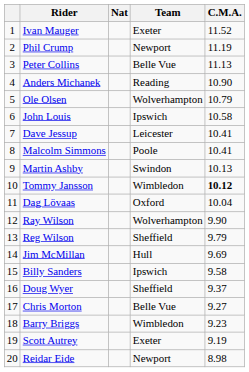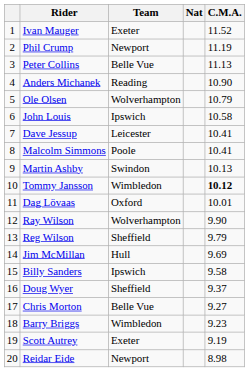columns swapped: (119, 13) <-> (168, 13)
(220, 202) 10.04 -> (220, 202) 10.01
